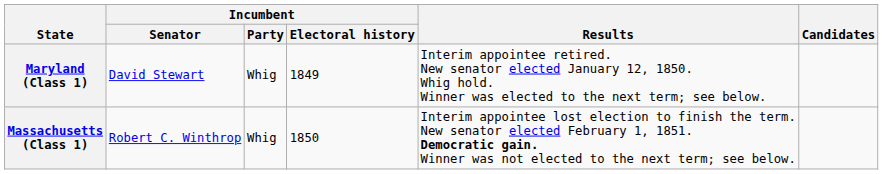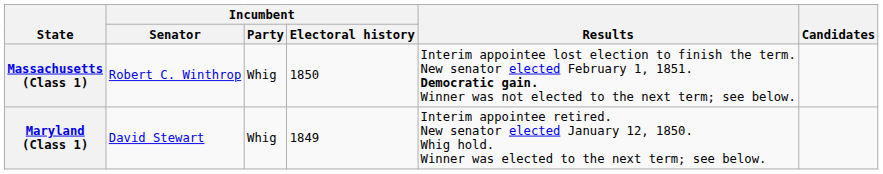rows swapped: (55, 75) <-> (55, 138)
